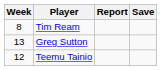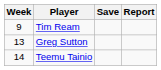columns swapped: (143, 12) <-> (112, 12)
(19, 27) 8 -> (19, 27) 9
(19, 57) 12 -> (19, 57) 14
